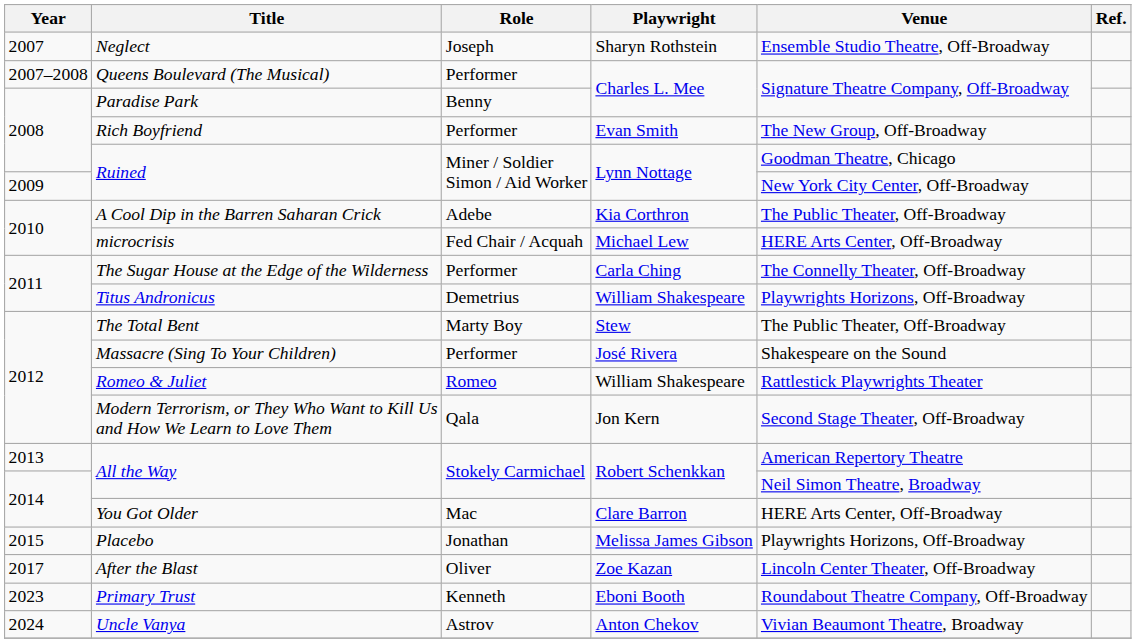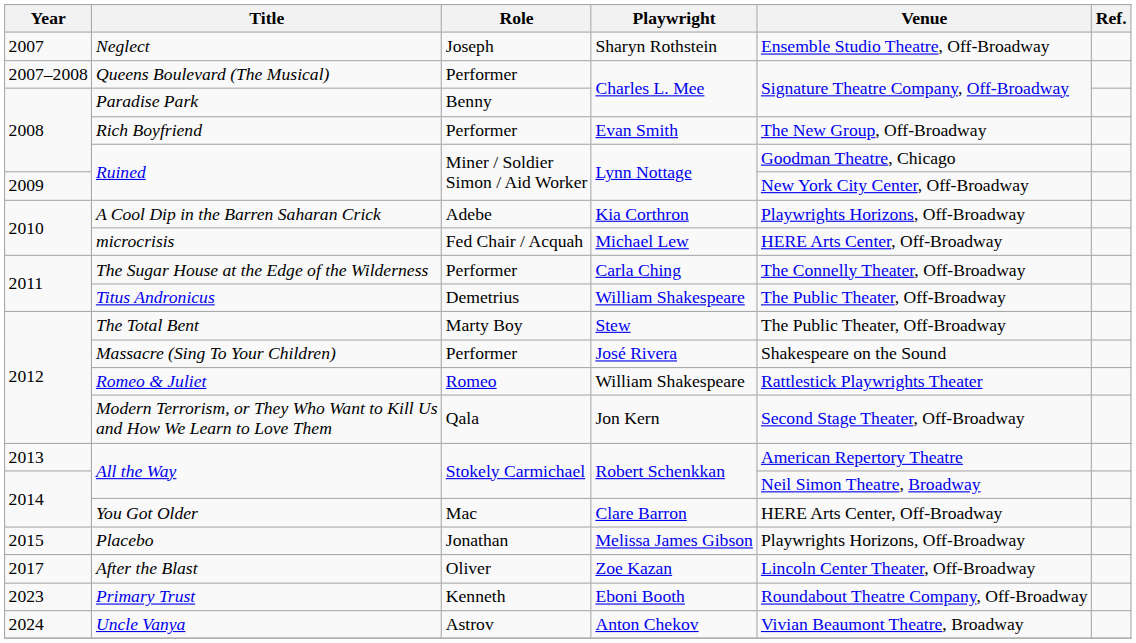(883, 213) The Public Theater, Off-Broadway -> (893, 213) Playwrights Horizons, Off-Broadway
(893, 297) Playwrights Horizons, Off-Broadway -> (883, 297) The Public Theater, Off-Broadway
